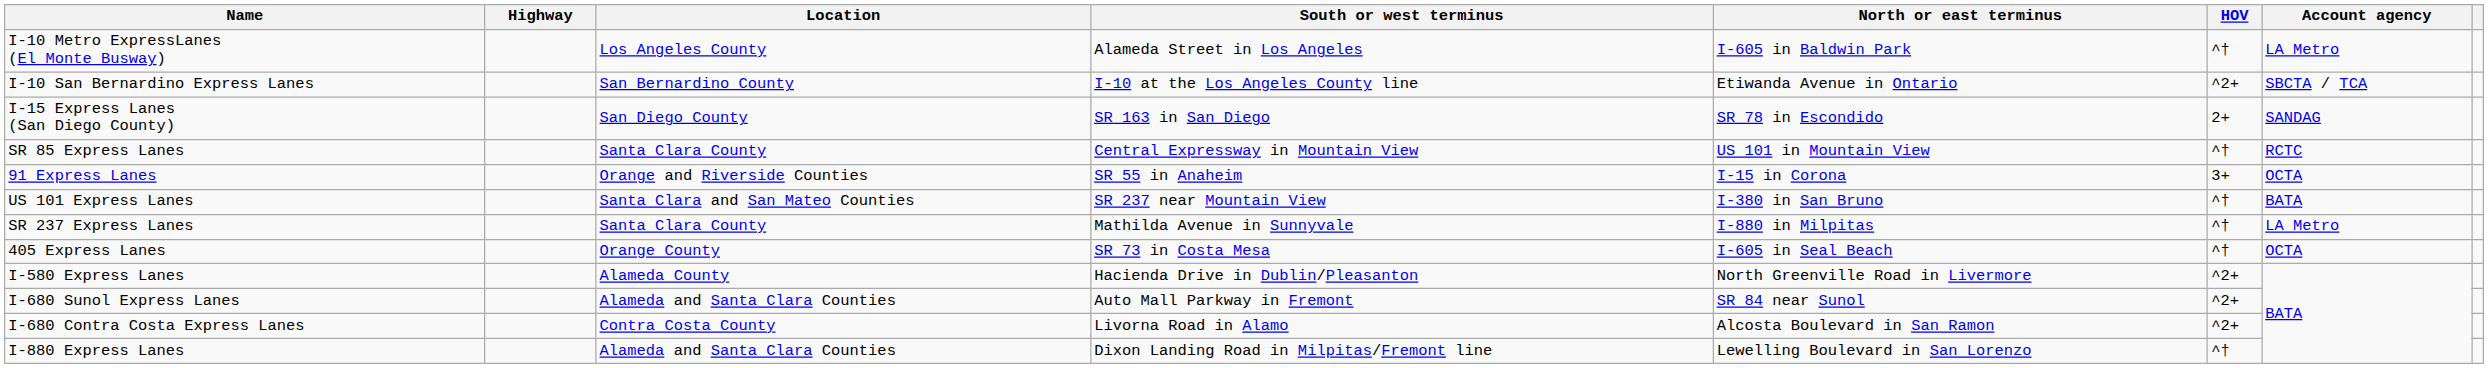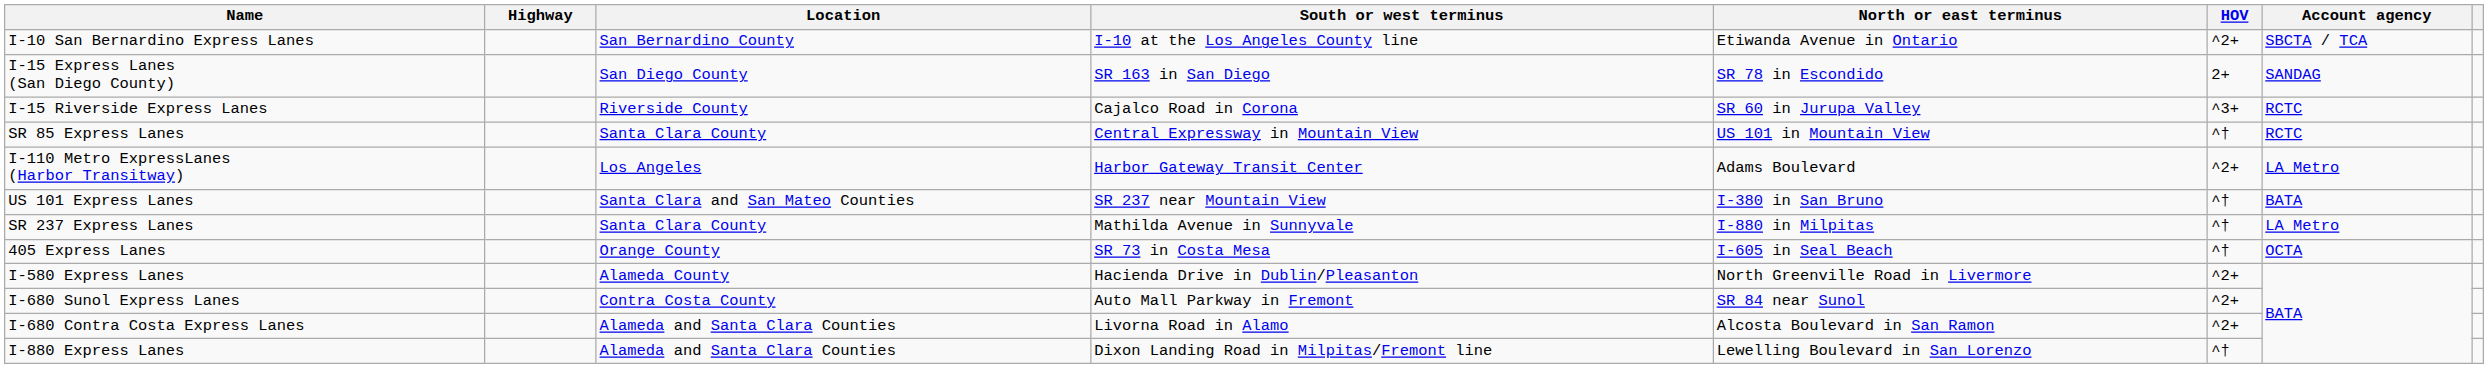- row: (115, 51)
+ row: (138, 110)
- row: (82, 177)
+ row: (119, 168)
(748, 302) Alameda and Santa Clara Counties -> (688, 302) Contra Costa County
(688, 327) Contra Costa County -> (748, 327) Alameda and Santa Clara Counties
